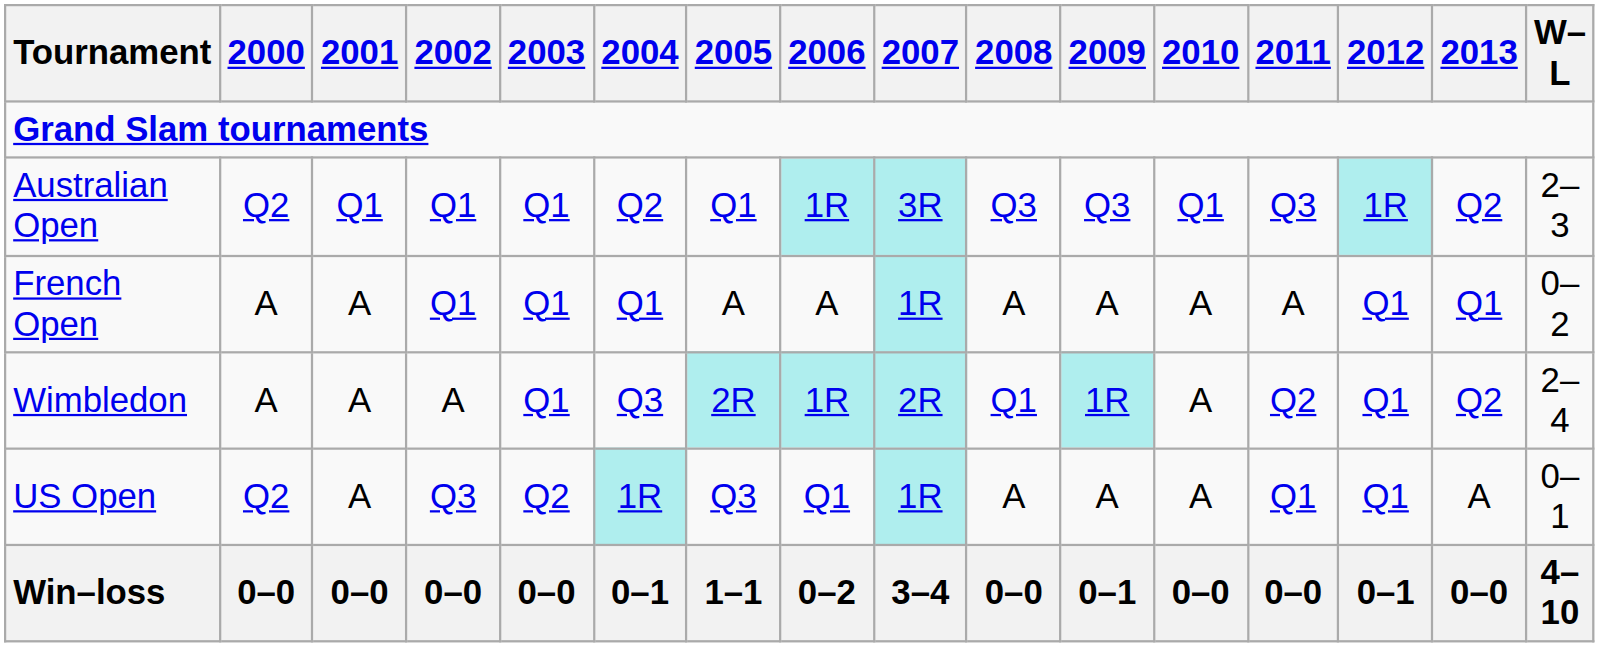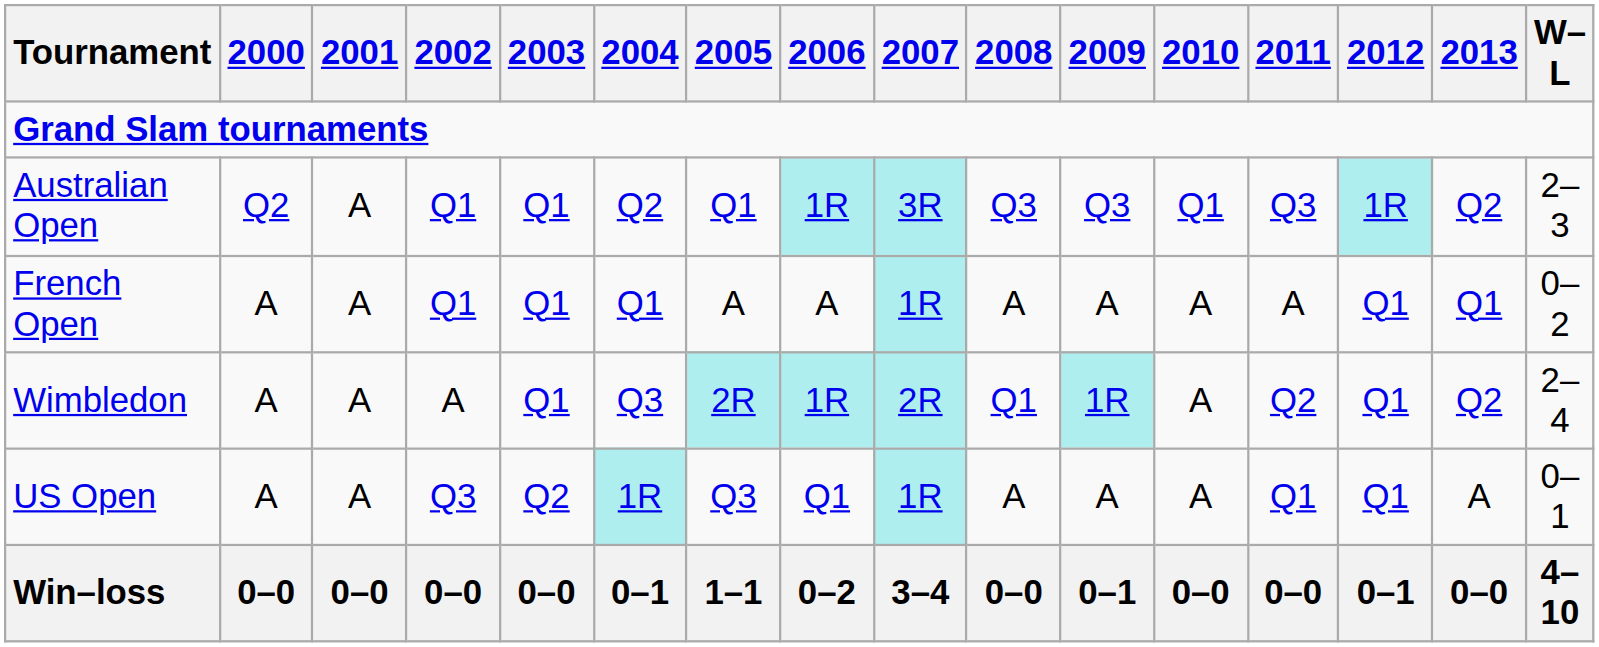(360, 205) Q1 -> (360, 205) A
(266, 495) Q2 -> (266, 495) A
